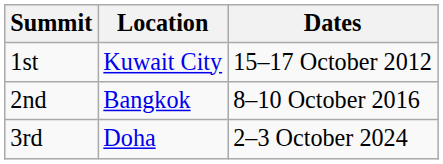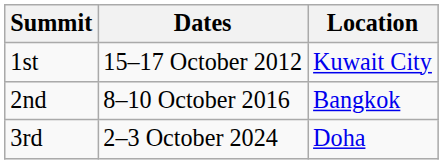columns swapped: (163, 23) <-> (333, 23)
